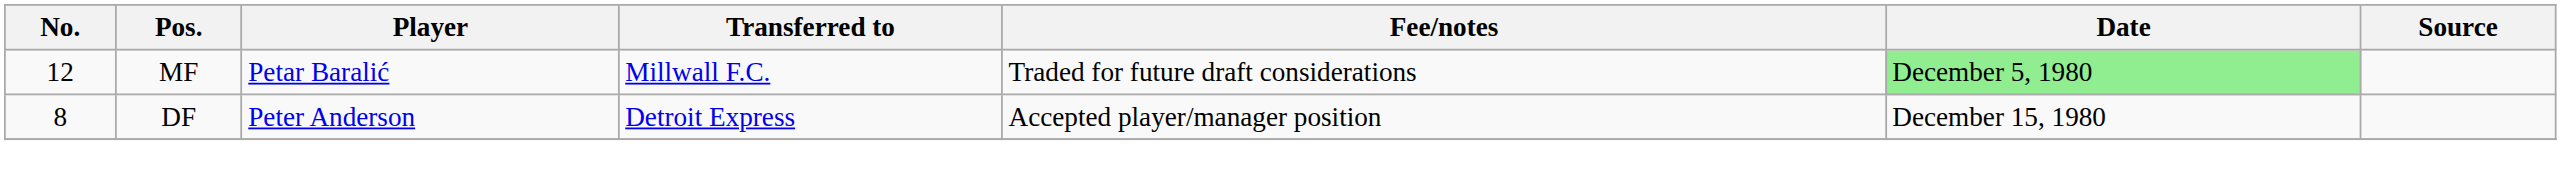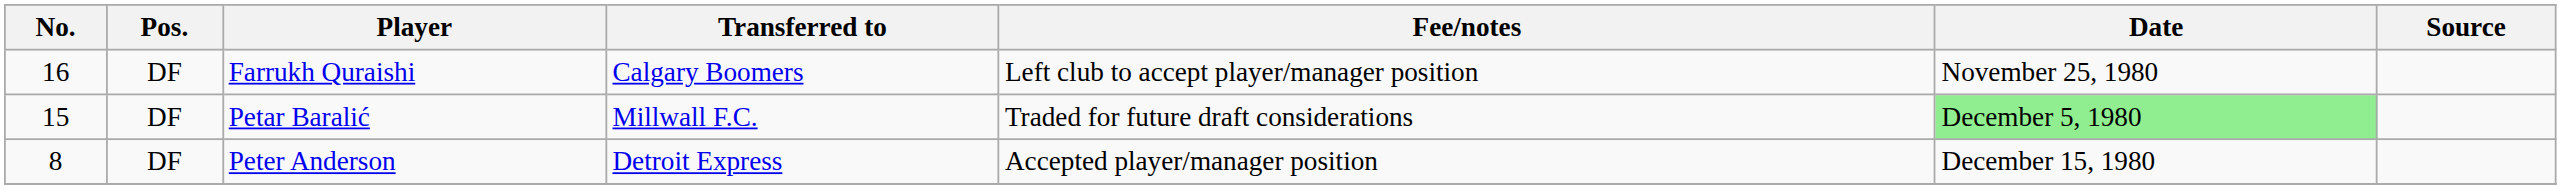+ row: (322, 71)
(60, 71) 12 -> (56, 116) 15
(179, 71) MF -> (164, 116) DF
